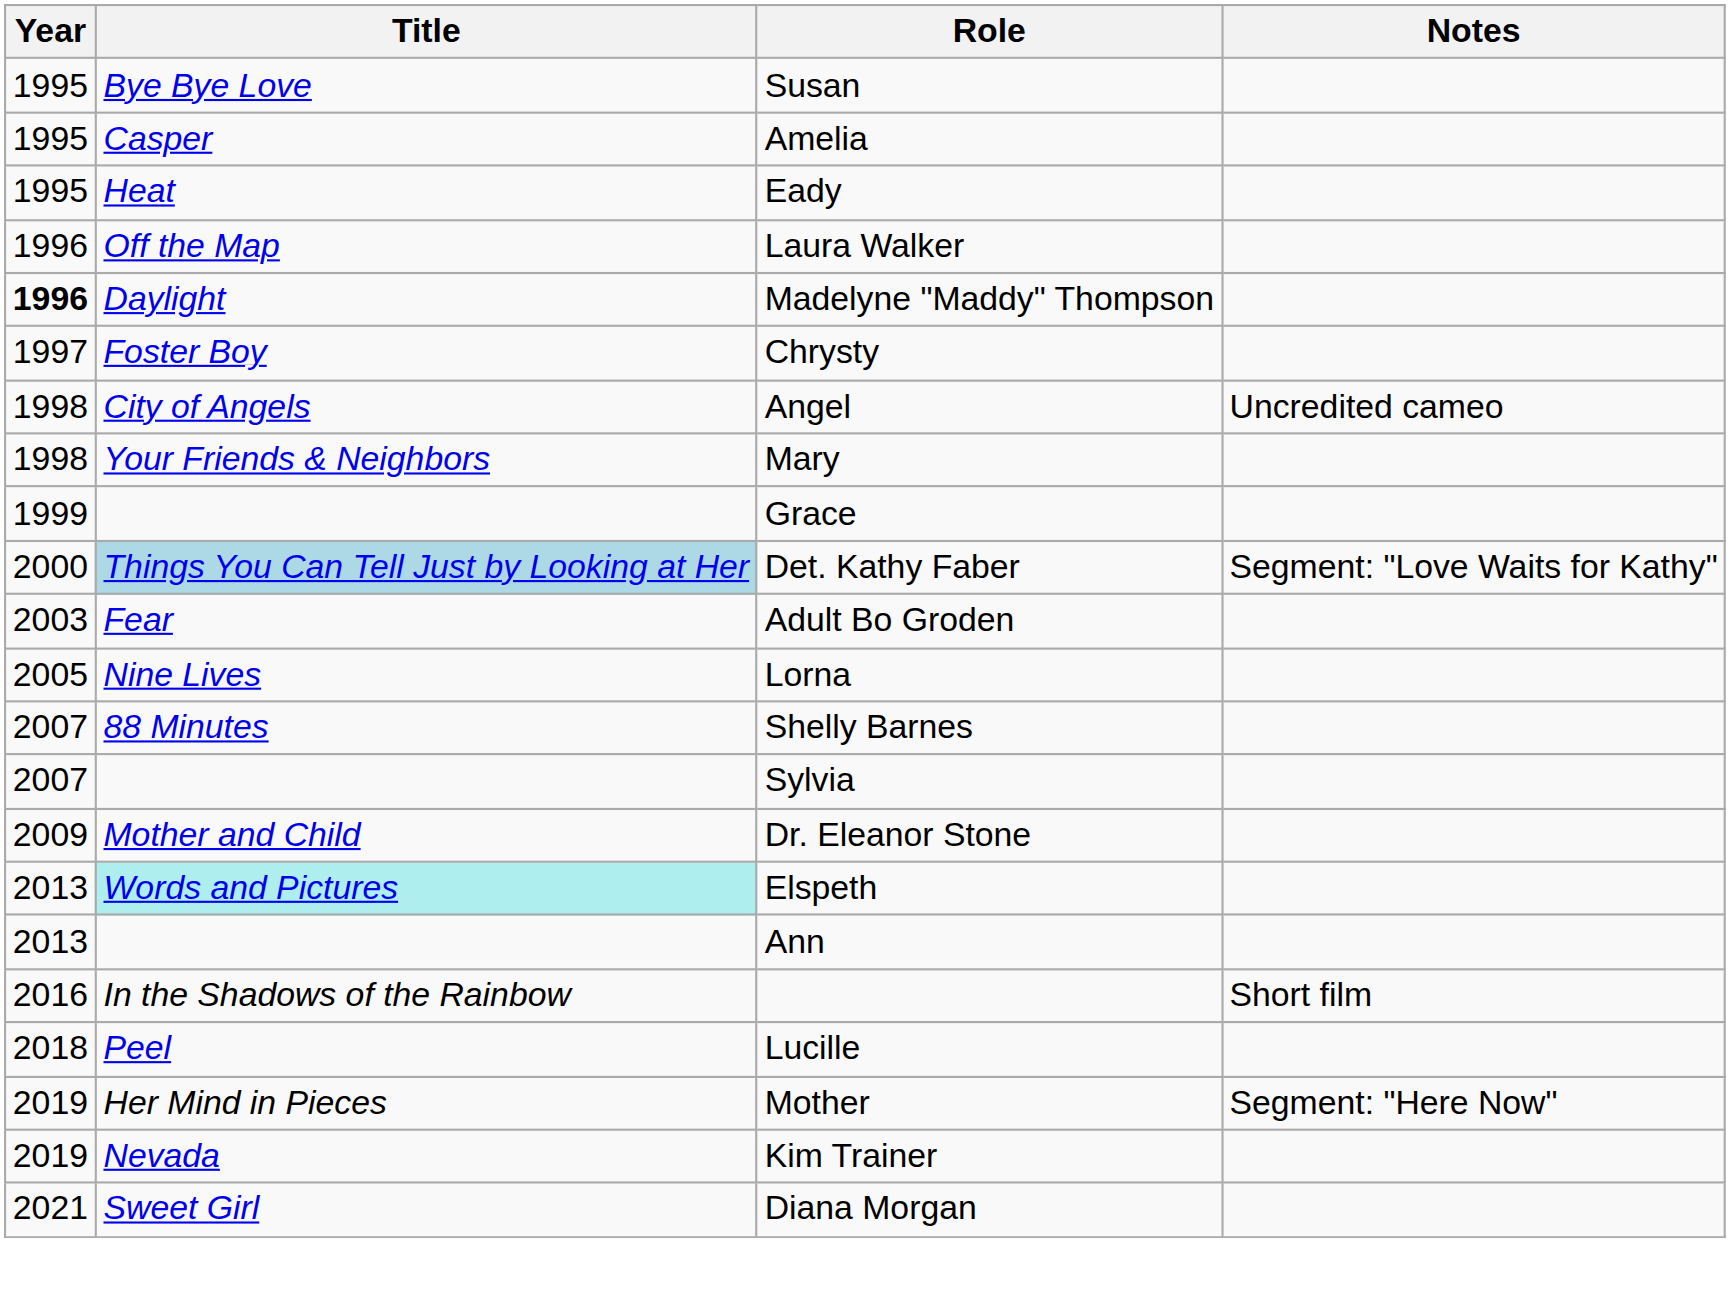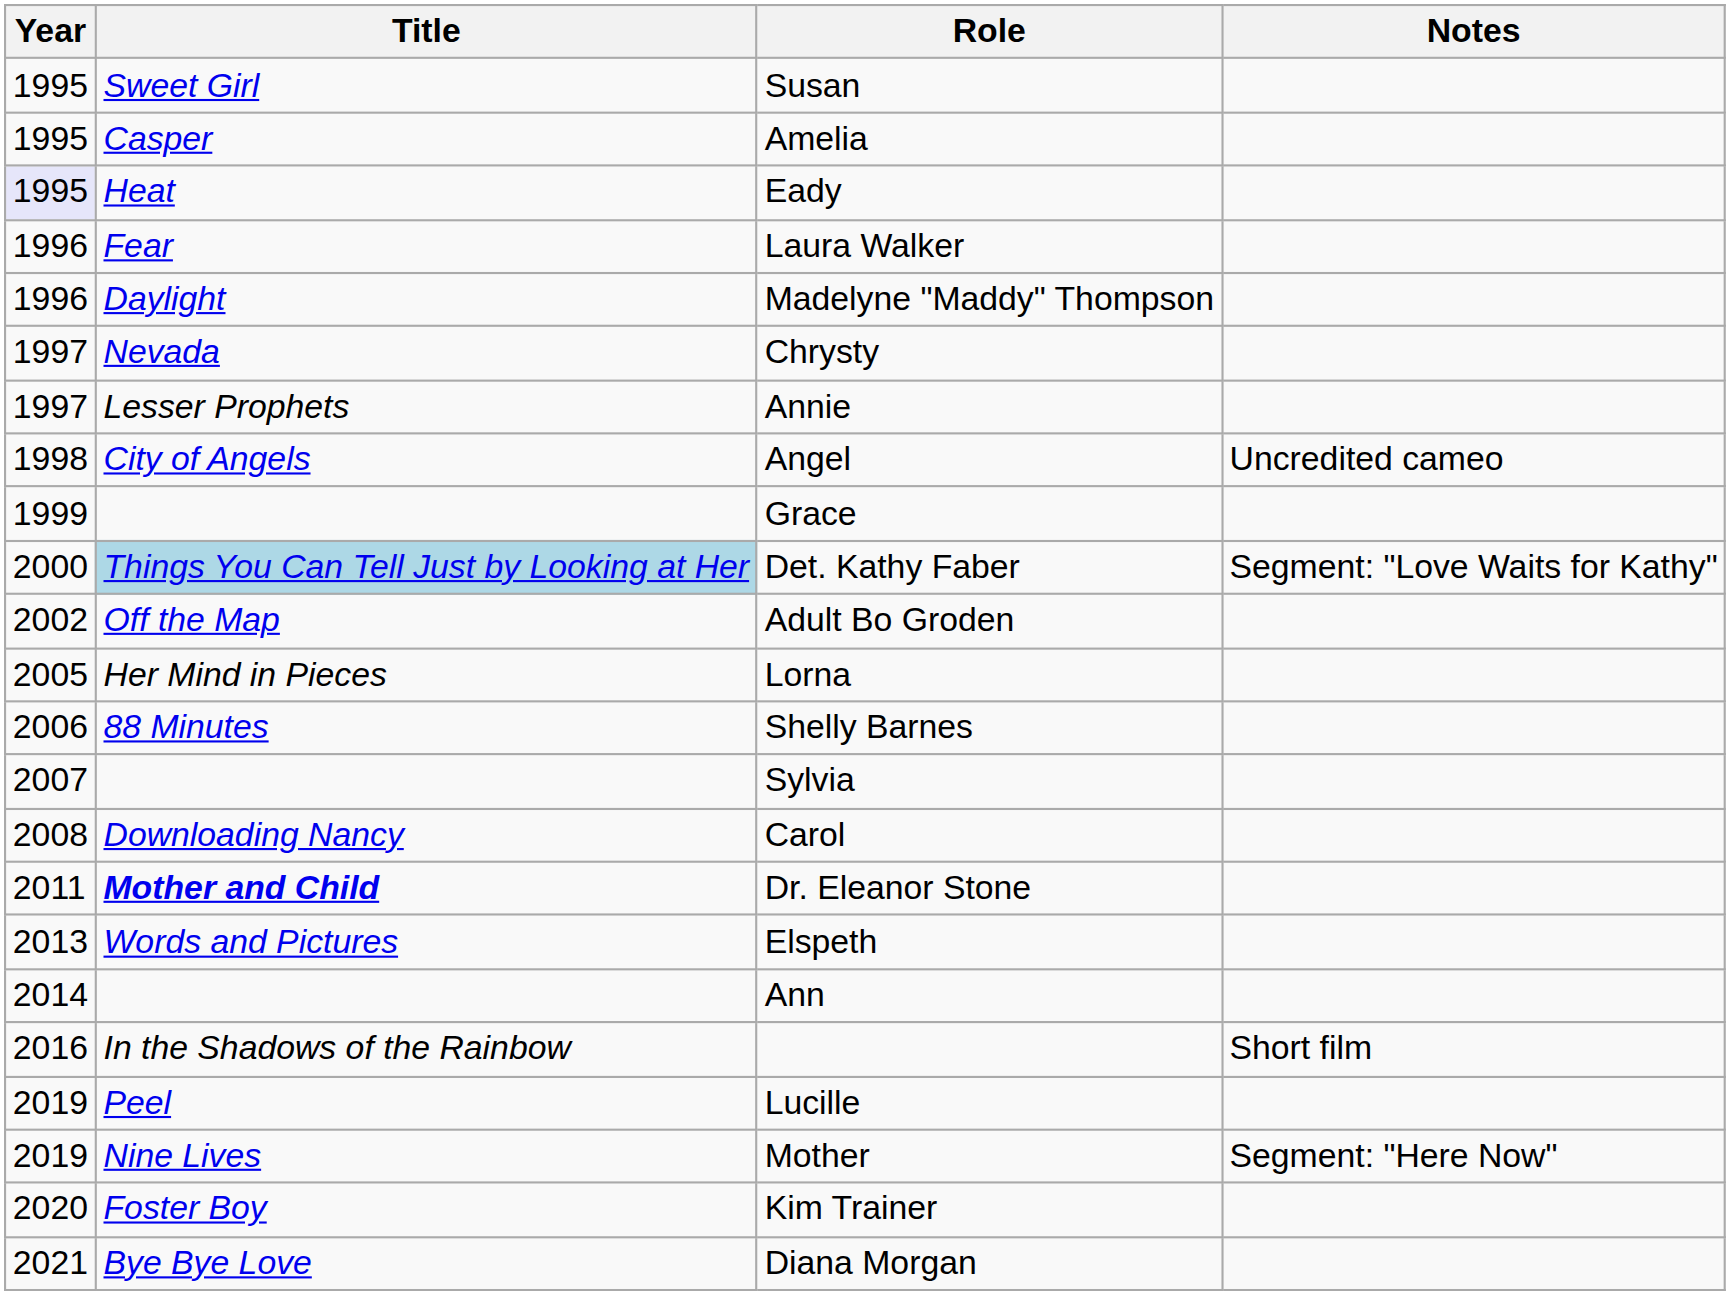(208, 84) Bye Bye Love -> (181, 84) Sweet Girl
(50, 191) no background -> (50, 191) lavender background
(192, 245) Off the Map -> (138, 245) Fear
(50, 298) bold -> (50, 298) normal
(185, 352) Foster Boy -> (162, 352) Nevada
+ row: (808, 406)
- row: (802, 459)
(50, 620) 2003 -> (50, 620) 2002
(138, 620) Fear -> (192, 620) Off the Map
(182, 673) Nine Lives -> (245, 673) Her Mind in Pieces
(50, 727) 2007 -> (50, 727) 2006
+ row: (805, 834)
(50, 834) 2009 -> (49, 887) 2011
(232, 834) normal -> (241, 887) bold
(251, 887) paleturquoise background -> (251, 941) no background
(50, 941) 2013 -> (50, 995) 2014
(50, 1048) 2018 -> (50, 1102) 2019
(245, 1102) Her Mind in Pieces -> (182, 1155) Nine Lives
(50, 1155) 2019 -> (50, 1209) 2020
(162, 1155) Nevada -> (185, 1209) Foster Boy
(181, 1209) Sweet Girl -> (208, 1262) Bye Bye Love
